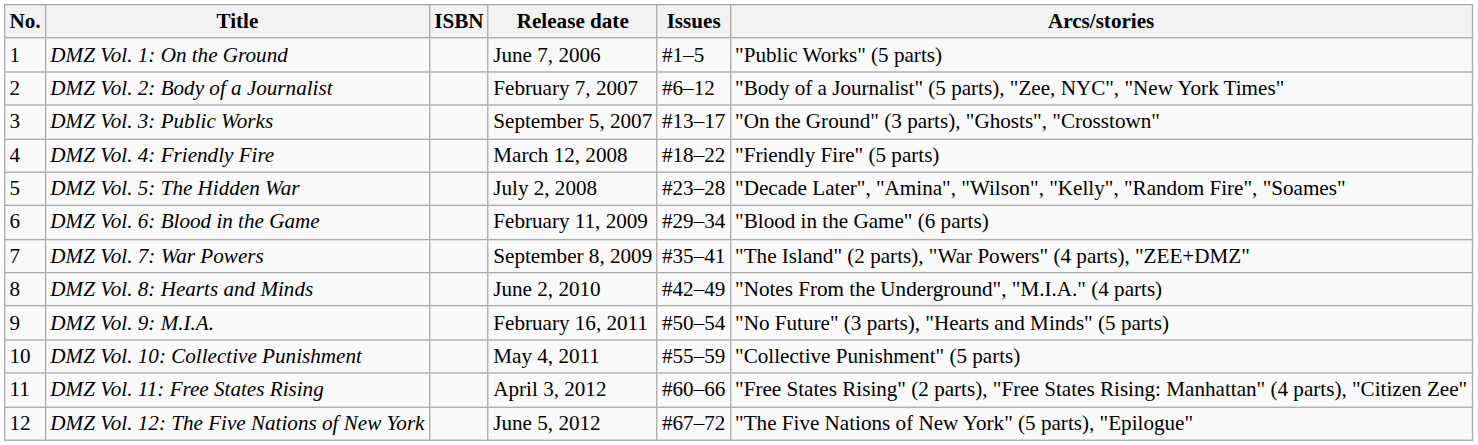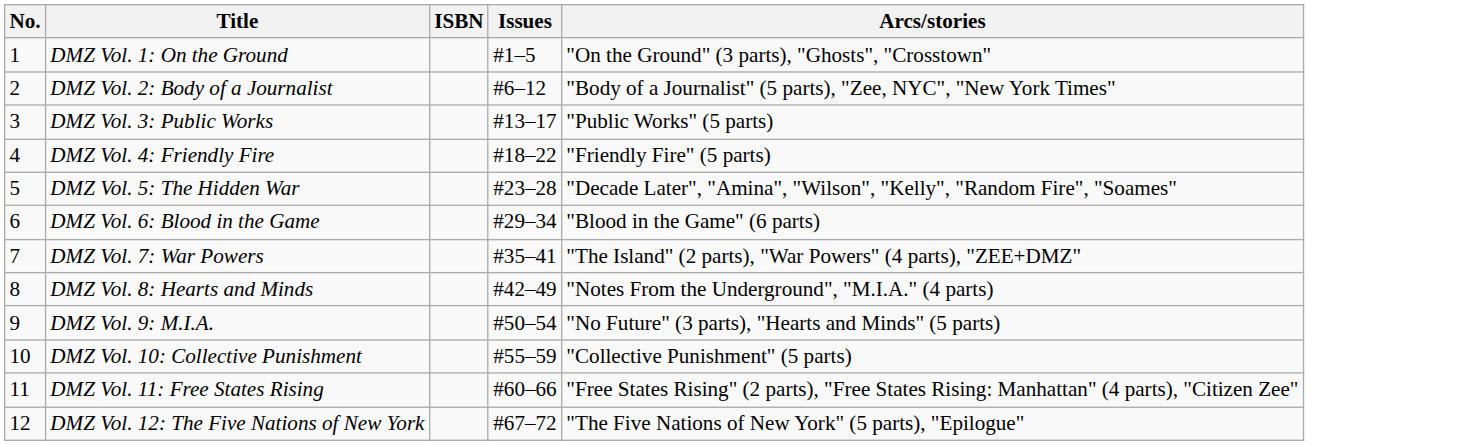- column: (573, 21)
(839, 54) "Public Works" (5 parts) -> (779, 54) "On the Ground" (3 parts), "Ghosts", "Crosstown"
(947, 121) "On the Ground" (3 parts), "Ghosts", "Crosstown" -> (670, 121) "Public Works" (5 parts)
